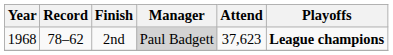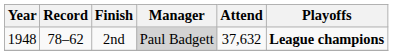(22, 38) 1968 -> (22, 38) 1948
(242, 38) 37,623 -> (242, 38) 37,632
